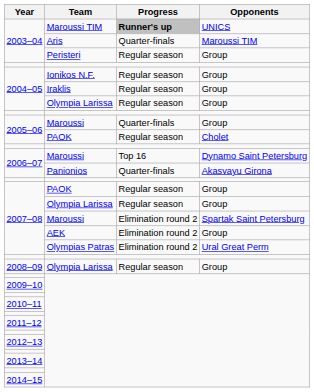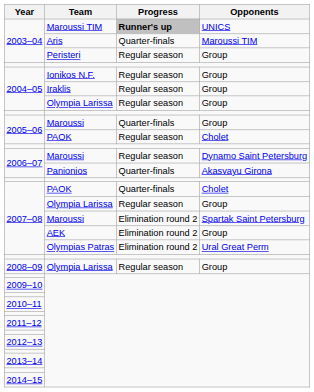(132, 156) Top 16 -> (151, 156) Regular season
(151, 189) Regular season -> (146, 189) Quarter-finals
(215, 189) Group -> (215, 189) Cholet
